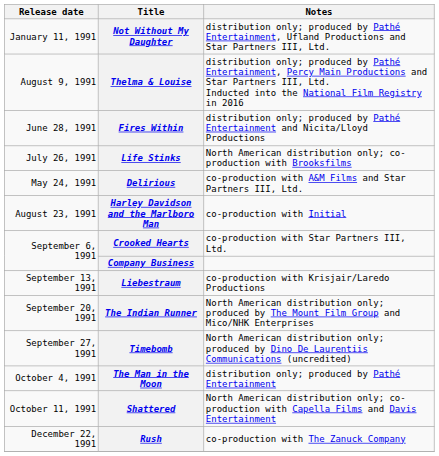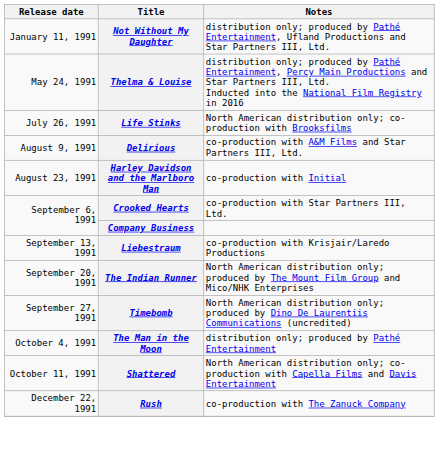(58, 82) August 9, 1991 -> (64, 82) May 24, 1991
- row: (151, 128)
(64, 183) May 24, 1991 -> (58, 148) August 9, 1991
